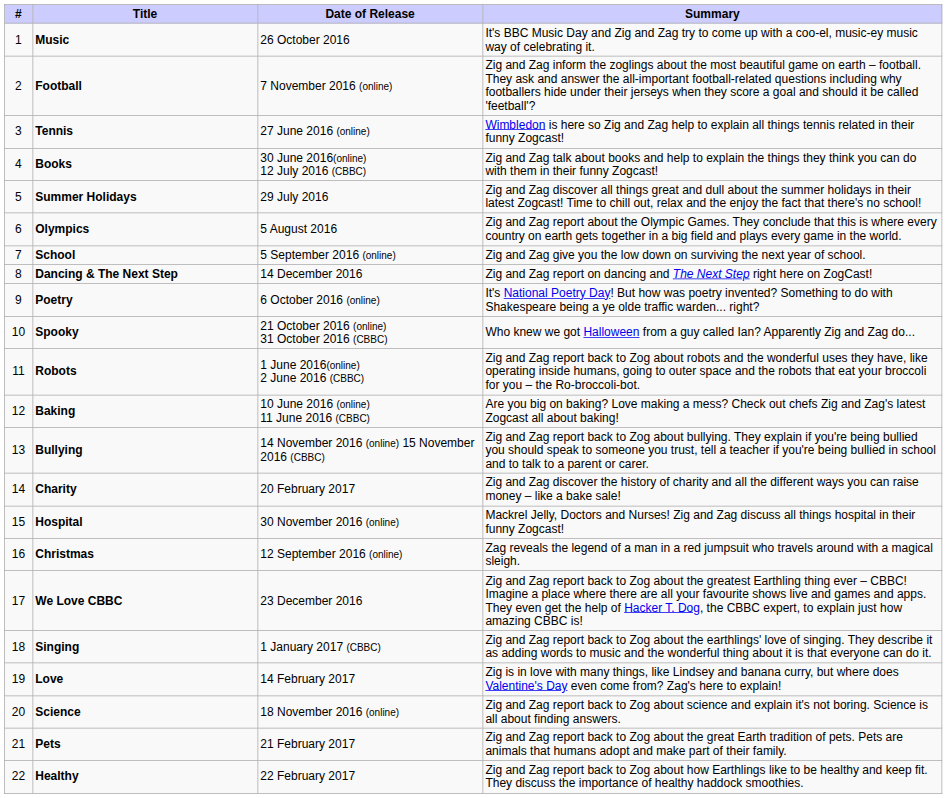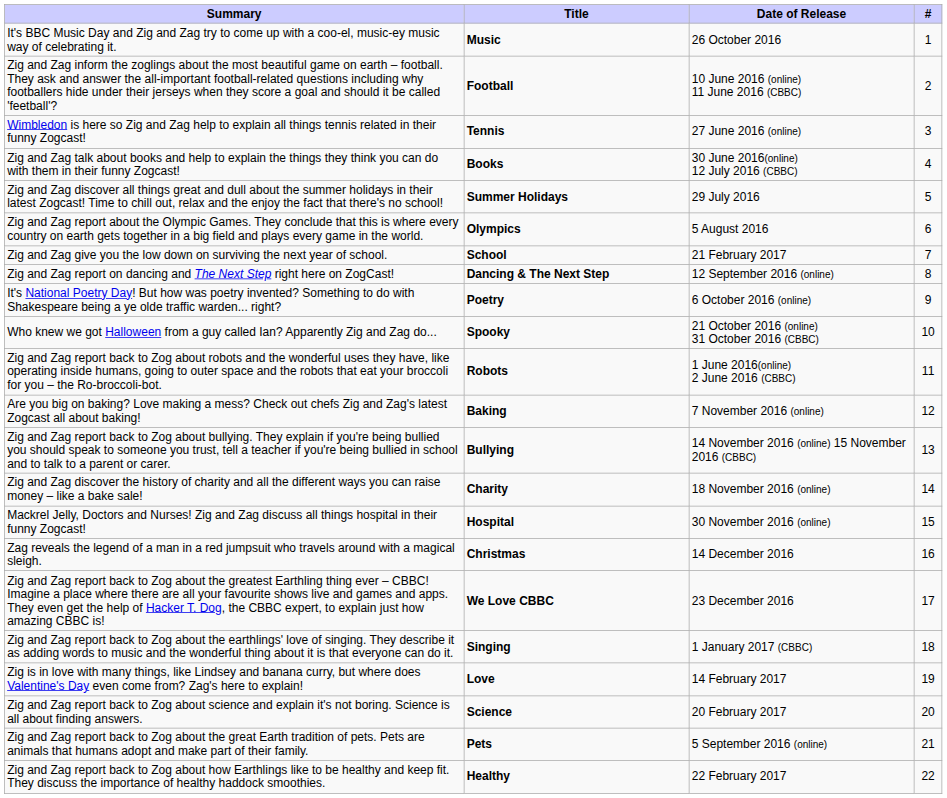columns swapped: (18, 14) <-> (712, 14)
(326, 85) 7 November 2016 (online) -> (747, 85) 10 June 2016 (online) 11 June 2016 (CBBC)
(328, 255) 5 September 2016 (online) -> (739, 255) 21 February 2017
(311, 274) 14 December 2016 -> (763, 274) 12 September 2016 (online)
(315, 411) 10 June 2016 (online) 11 June 2016 (CBBC) -> (758, 411) 7 November 2016 (online)
(308, 489) 20 February 2017 -> (761, 489) 18 November 2016 (online)
(331, 554) 12 September 2016 (online) -> (743, 554) 14 December 2016
(330, 711) 18 November 2016 (online) -> (739, 711) 20 February 2017
(308, 744) 21 February 2017 -> (759, 744) 5 September 2016 (online)
